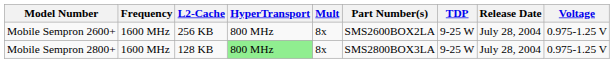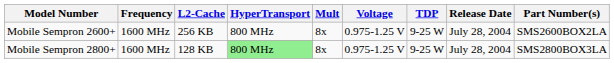columns swapped: (577, 13) <-> (390, 13)
